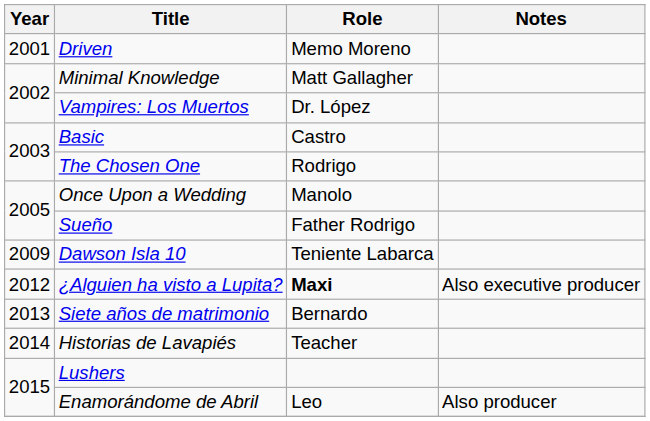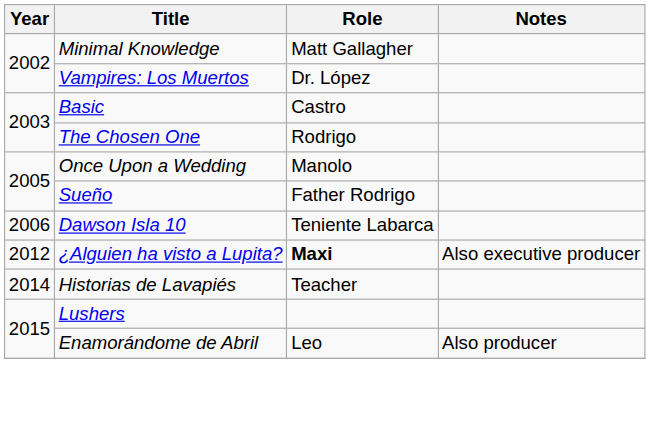- row: (86, 48)
(30, 254) 2009 -> (30, 225) 2006
- row: (164, 313)
